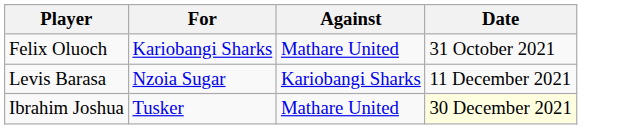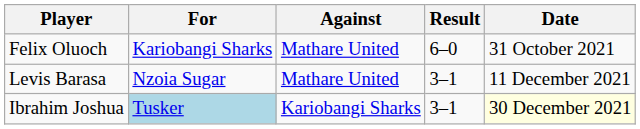+ column: (455, 19)
(351, 78) Kariobangi Sharks -> (340, 78) Mathare United
(158, 108) no background -> (158, 108) lightblue background
(340, 108) Mathare United -> (351, 108) Kariobangi Sharks
